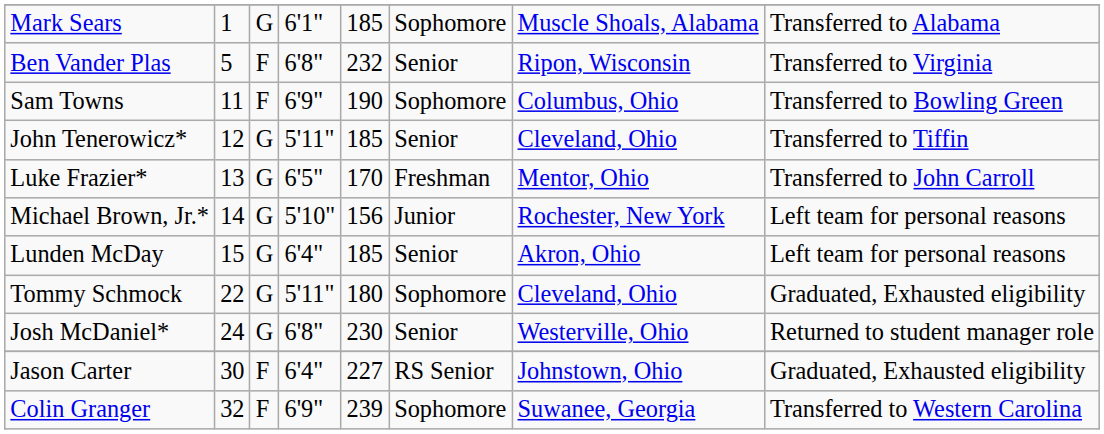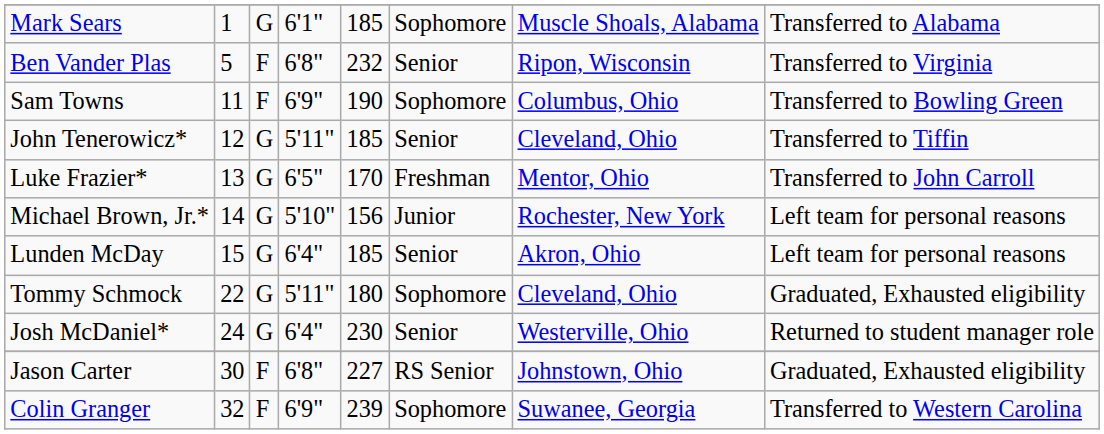(304, 332) 6'8" -> (304, 332) 6'4"
(304, 370) 6'4" -> (304, 370) 6'8"
